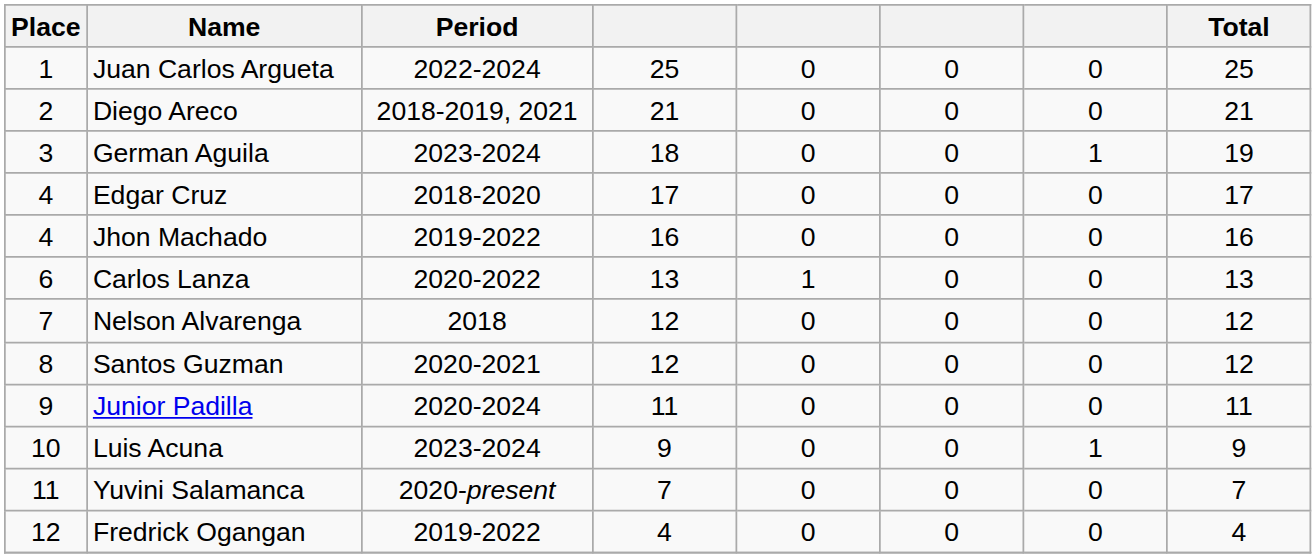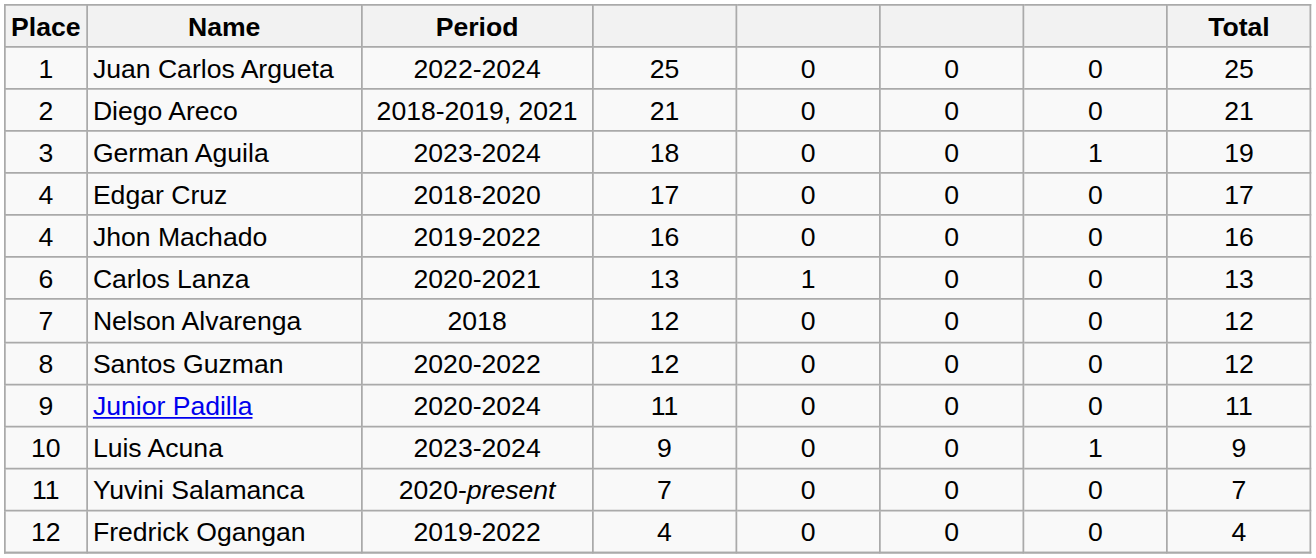(477, 279) 2020-2022 -> (477, 279) 2020-2021
(477, 363) 2020-2021 -> (477, 363) 2020-2022
